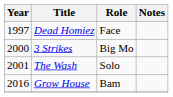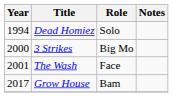(18, 30) 1997 -> (18, 30) 1994
(110, 30) Face -> (110, 30) Solo
(110, 65) Solo -> (110, 65) Face
(18, 83) 2016 -> (18, 83) 2017
